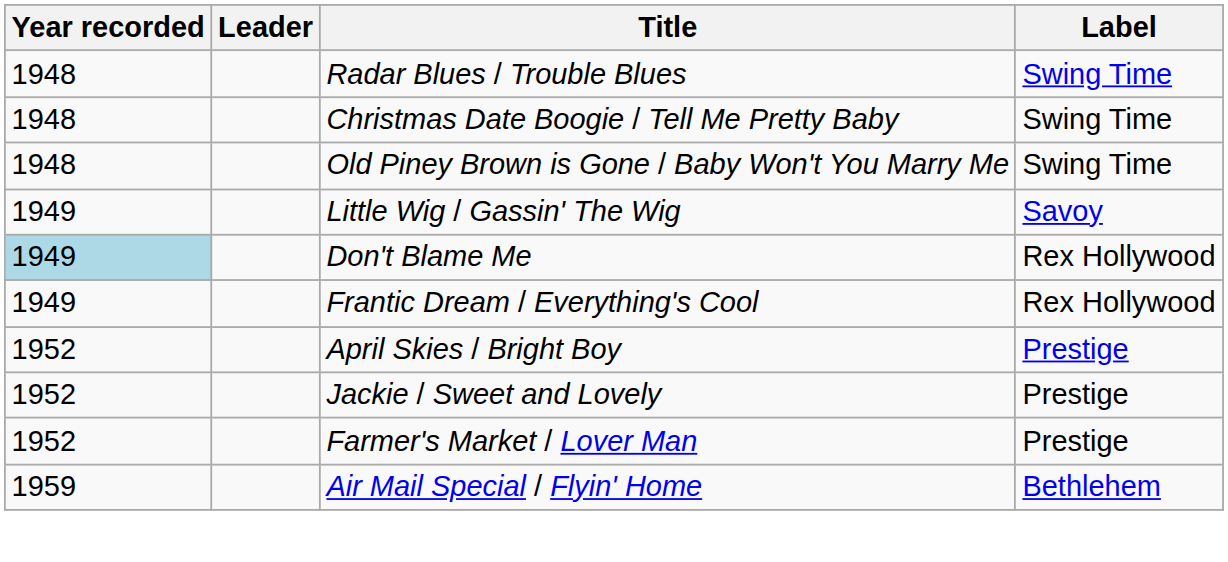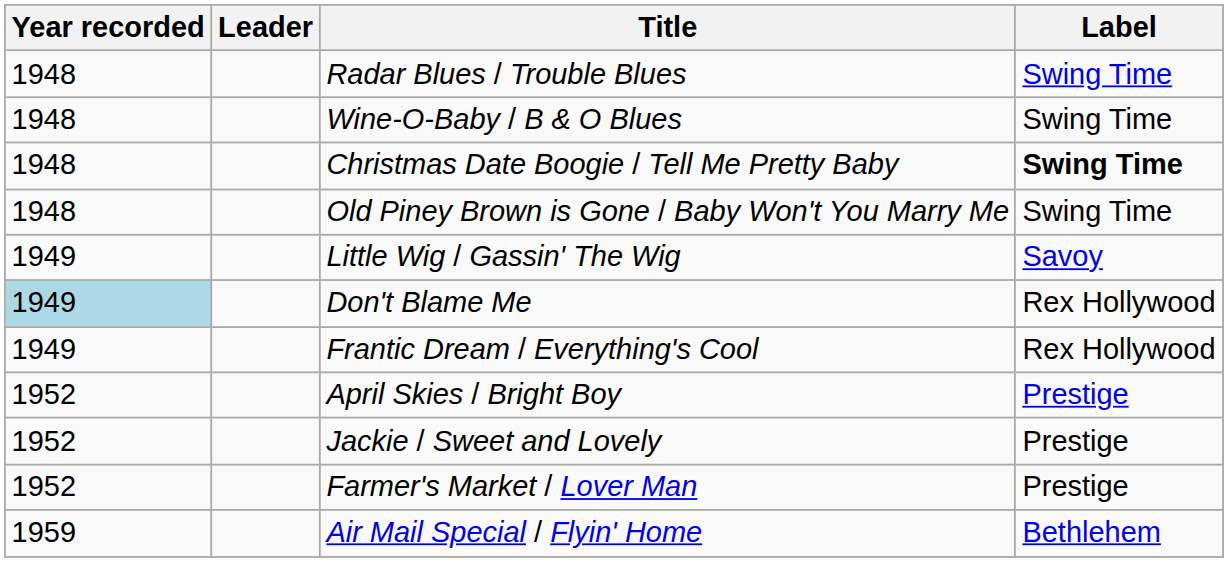+ row: (504, 119)
(1097, 119) normal -> (1103, 165) bold
